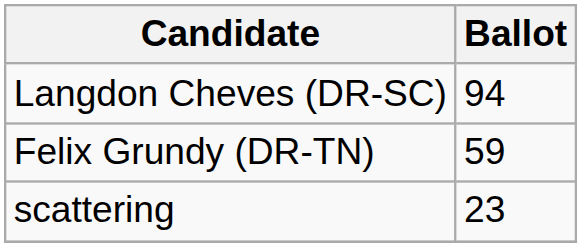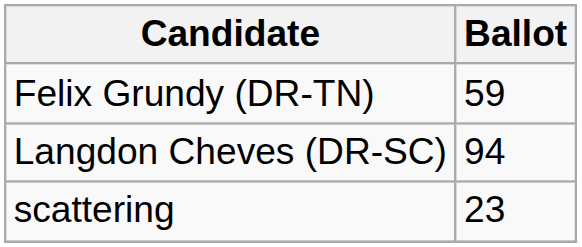rows swapped: (230, 92) <-> (194, 151)
